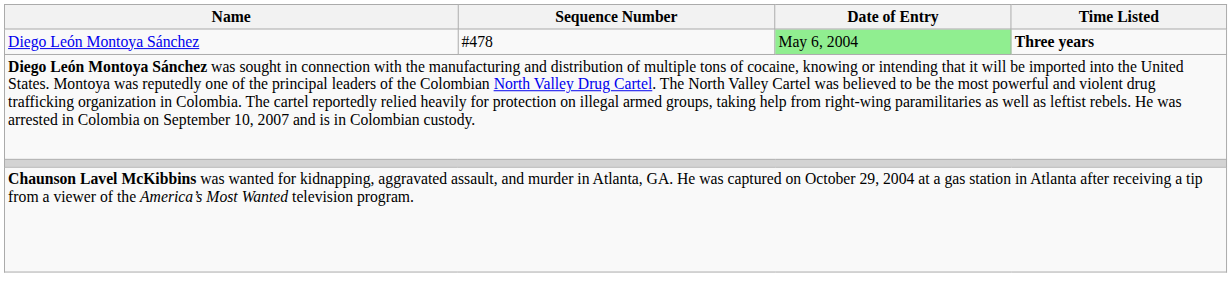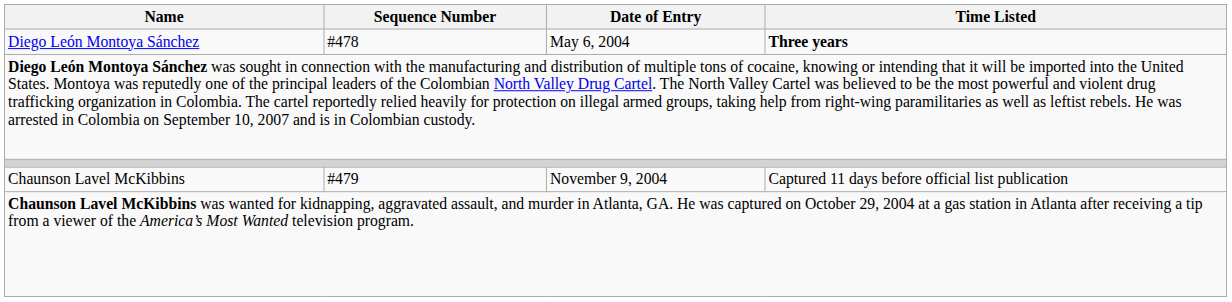(818, 41) lightgreen background -> (590, 41) no background
+ row: (97, 179)
